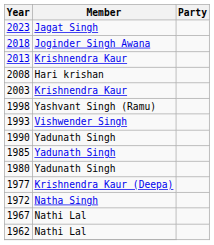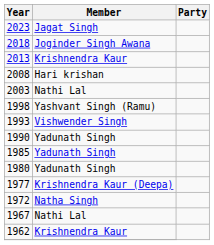(81, 91) Krishnendra Kaur -> (60, 91) Nathi Lal
(60, 232) Nathi Lal -> (81, 232) Krishnendra Kaur
